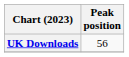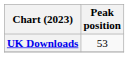(102, 43) 56 -> (102, 43) 53
